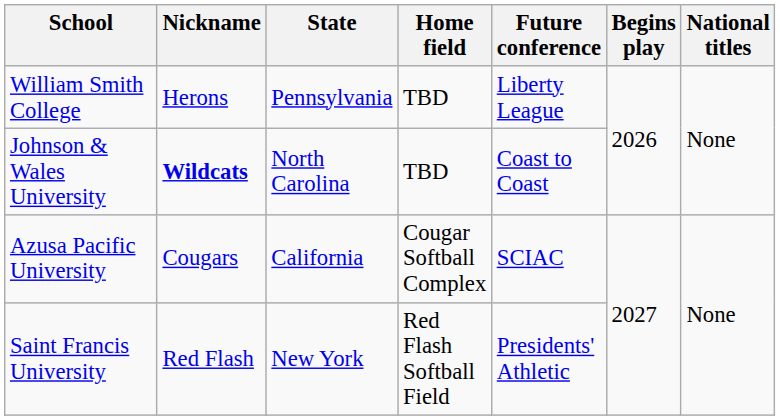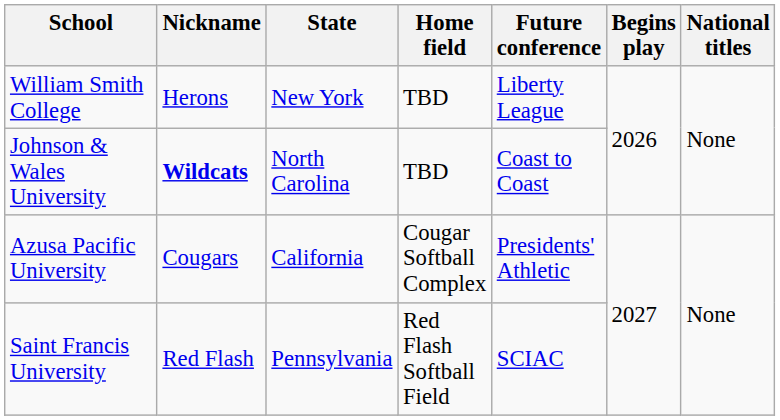(332, 96) Pennsylvania -> (317, 96) New York
(530, 258) SCIAC -> (546, 258) Presidents' Athletic
(317, 358) New York -> (332, 358) Pennsylvania
(546, 358) Presidents' Athletic -> (530, 358) SCIAC
